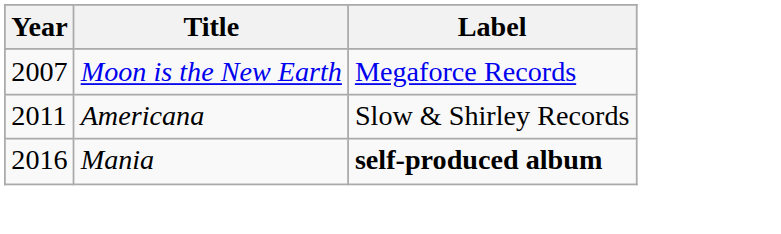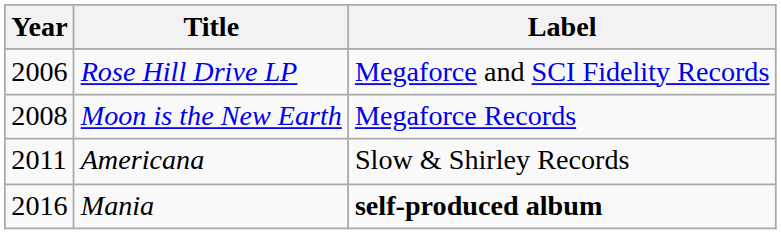+ row: (189, 71)
(40, 71) 2007 -> (40, 116) 2008
